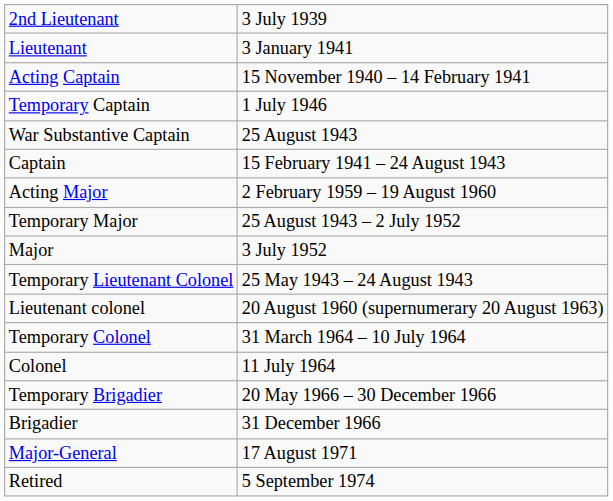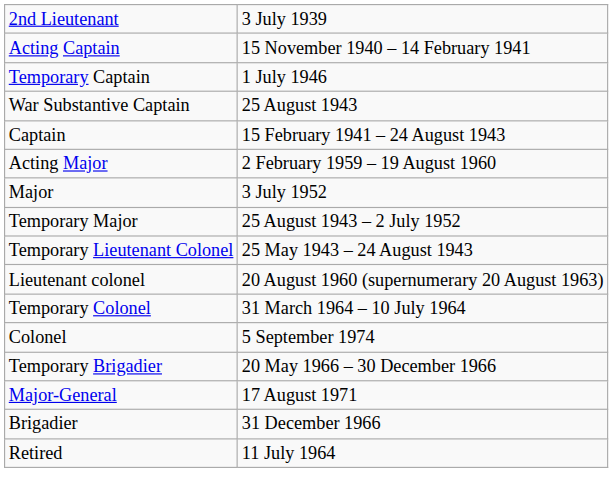- row: (48, 47)
rows swapped: (73, 221) <-> (31, 250)
(289, 366) 11 July 1964 -> (308, 337) 5 September 1974
rows swapped: (43, 423) <-> (63, 452)
(308, 481) 5 September 1974 -> (289, 452) 11 July 1964
